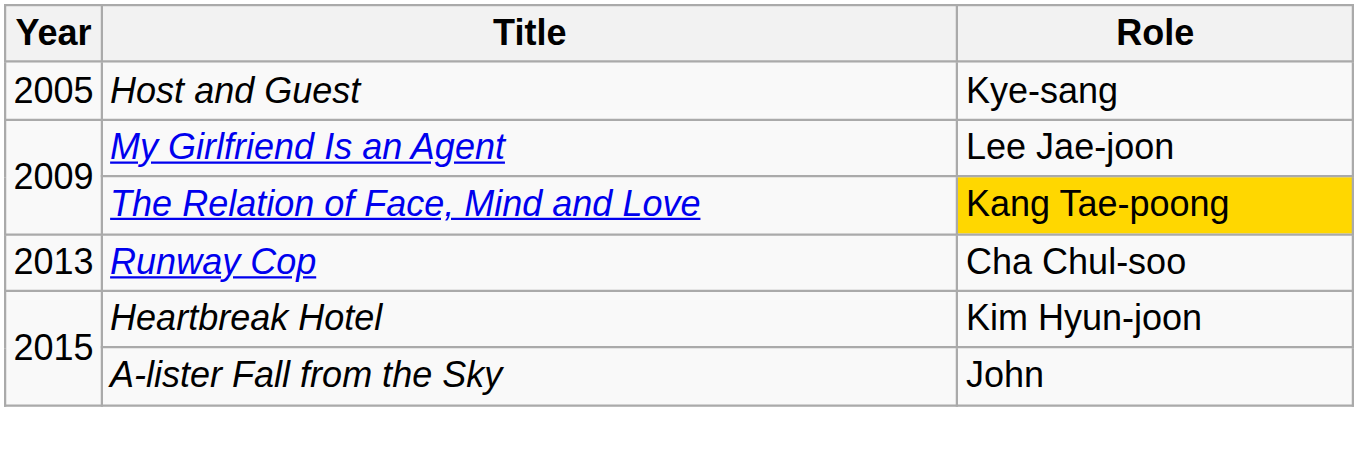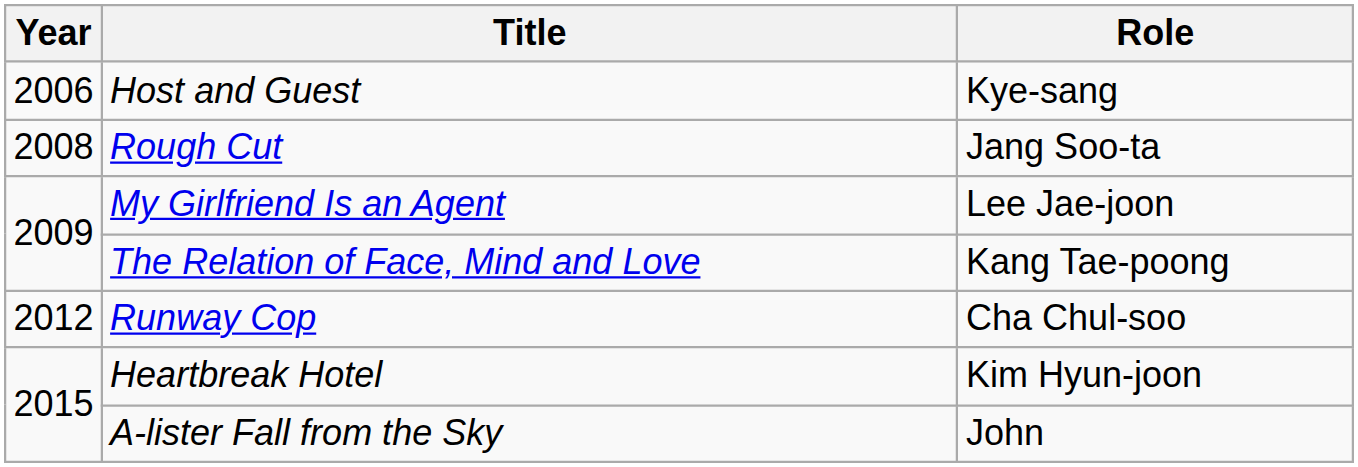(53, 90) 2005 -> (53, 90) 2006
+ row: (196, 147)
(1098, 204) gold background -> (1098, 261) no background
(53, 261) 2013 -> (53, 318) 2012
